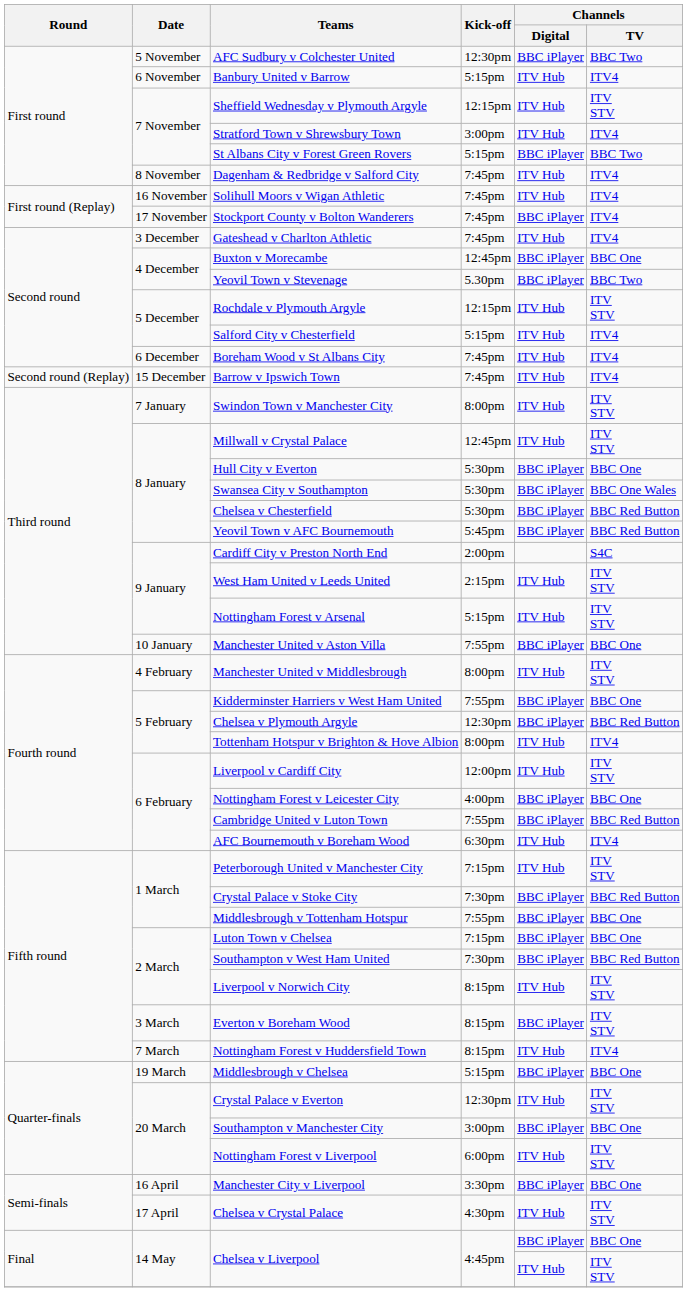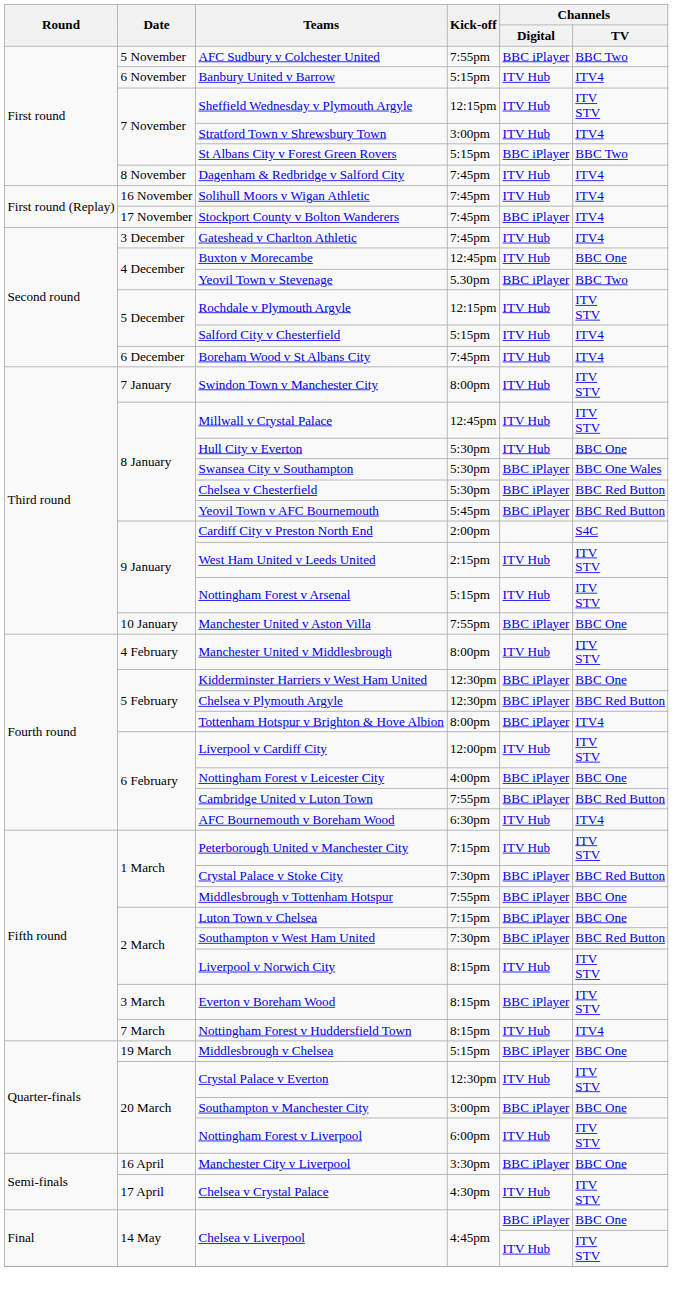(488, 56) 12:30pm -> (470, 56) 7:55pm
(551, 258) BBC iPlayer -> (526, 258) ITV Hub
- row: (170, 377)
(551, 469) BBC iPlayer -> (526, 448) ITV Hub
(485, 700) 7:55pm -> (473, 680) 12:30pm
(541, 742) ITV Hub -> (536, 721) BBC iPlayer
